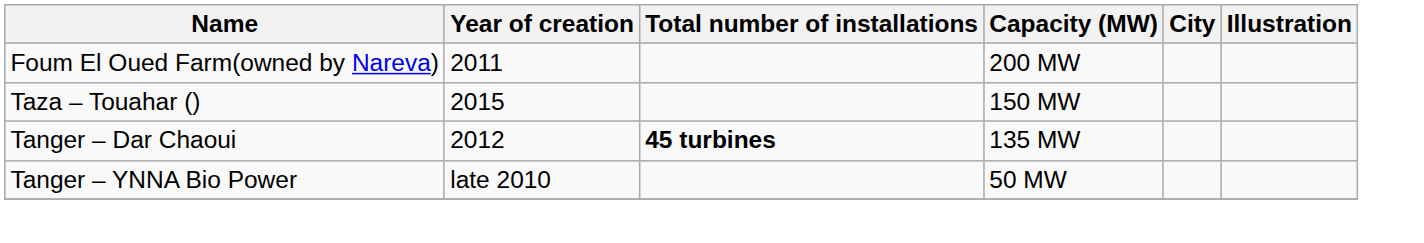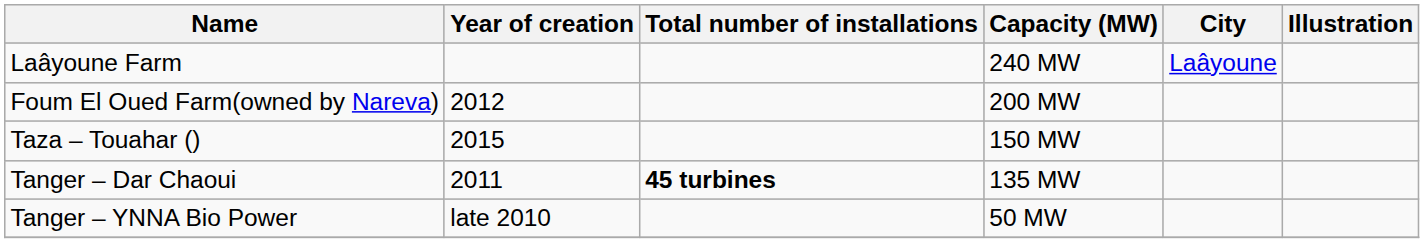+ row: (96, 62)
(477, 62) 2011 -> (477, 101) 2012
(477, 140) 2012 -> (477, 179) 2011
